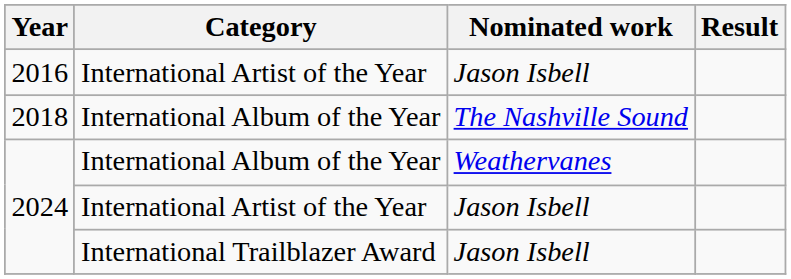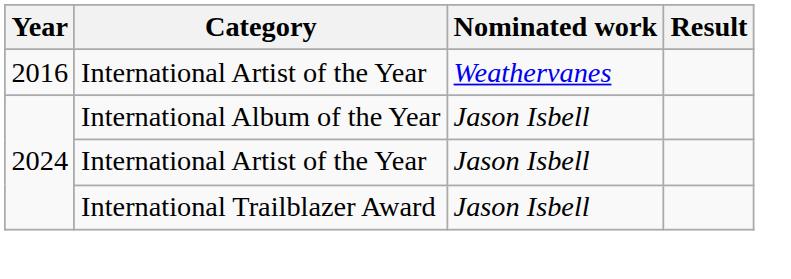(522, 71) Jason Isbell -> (533, 71) Weathervanes
- row: (40, 116)
(533, 161) Weathervanes -> (522, 116) Jason Isbell
